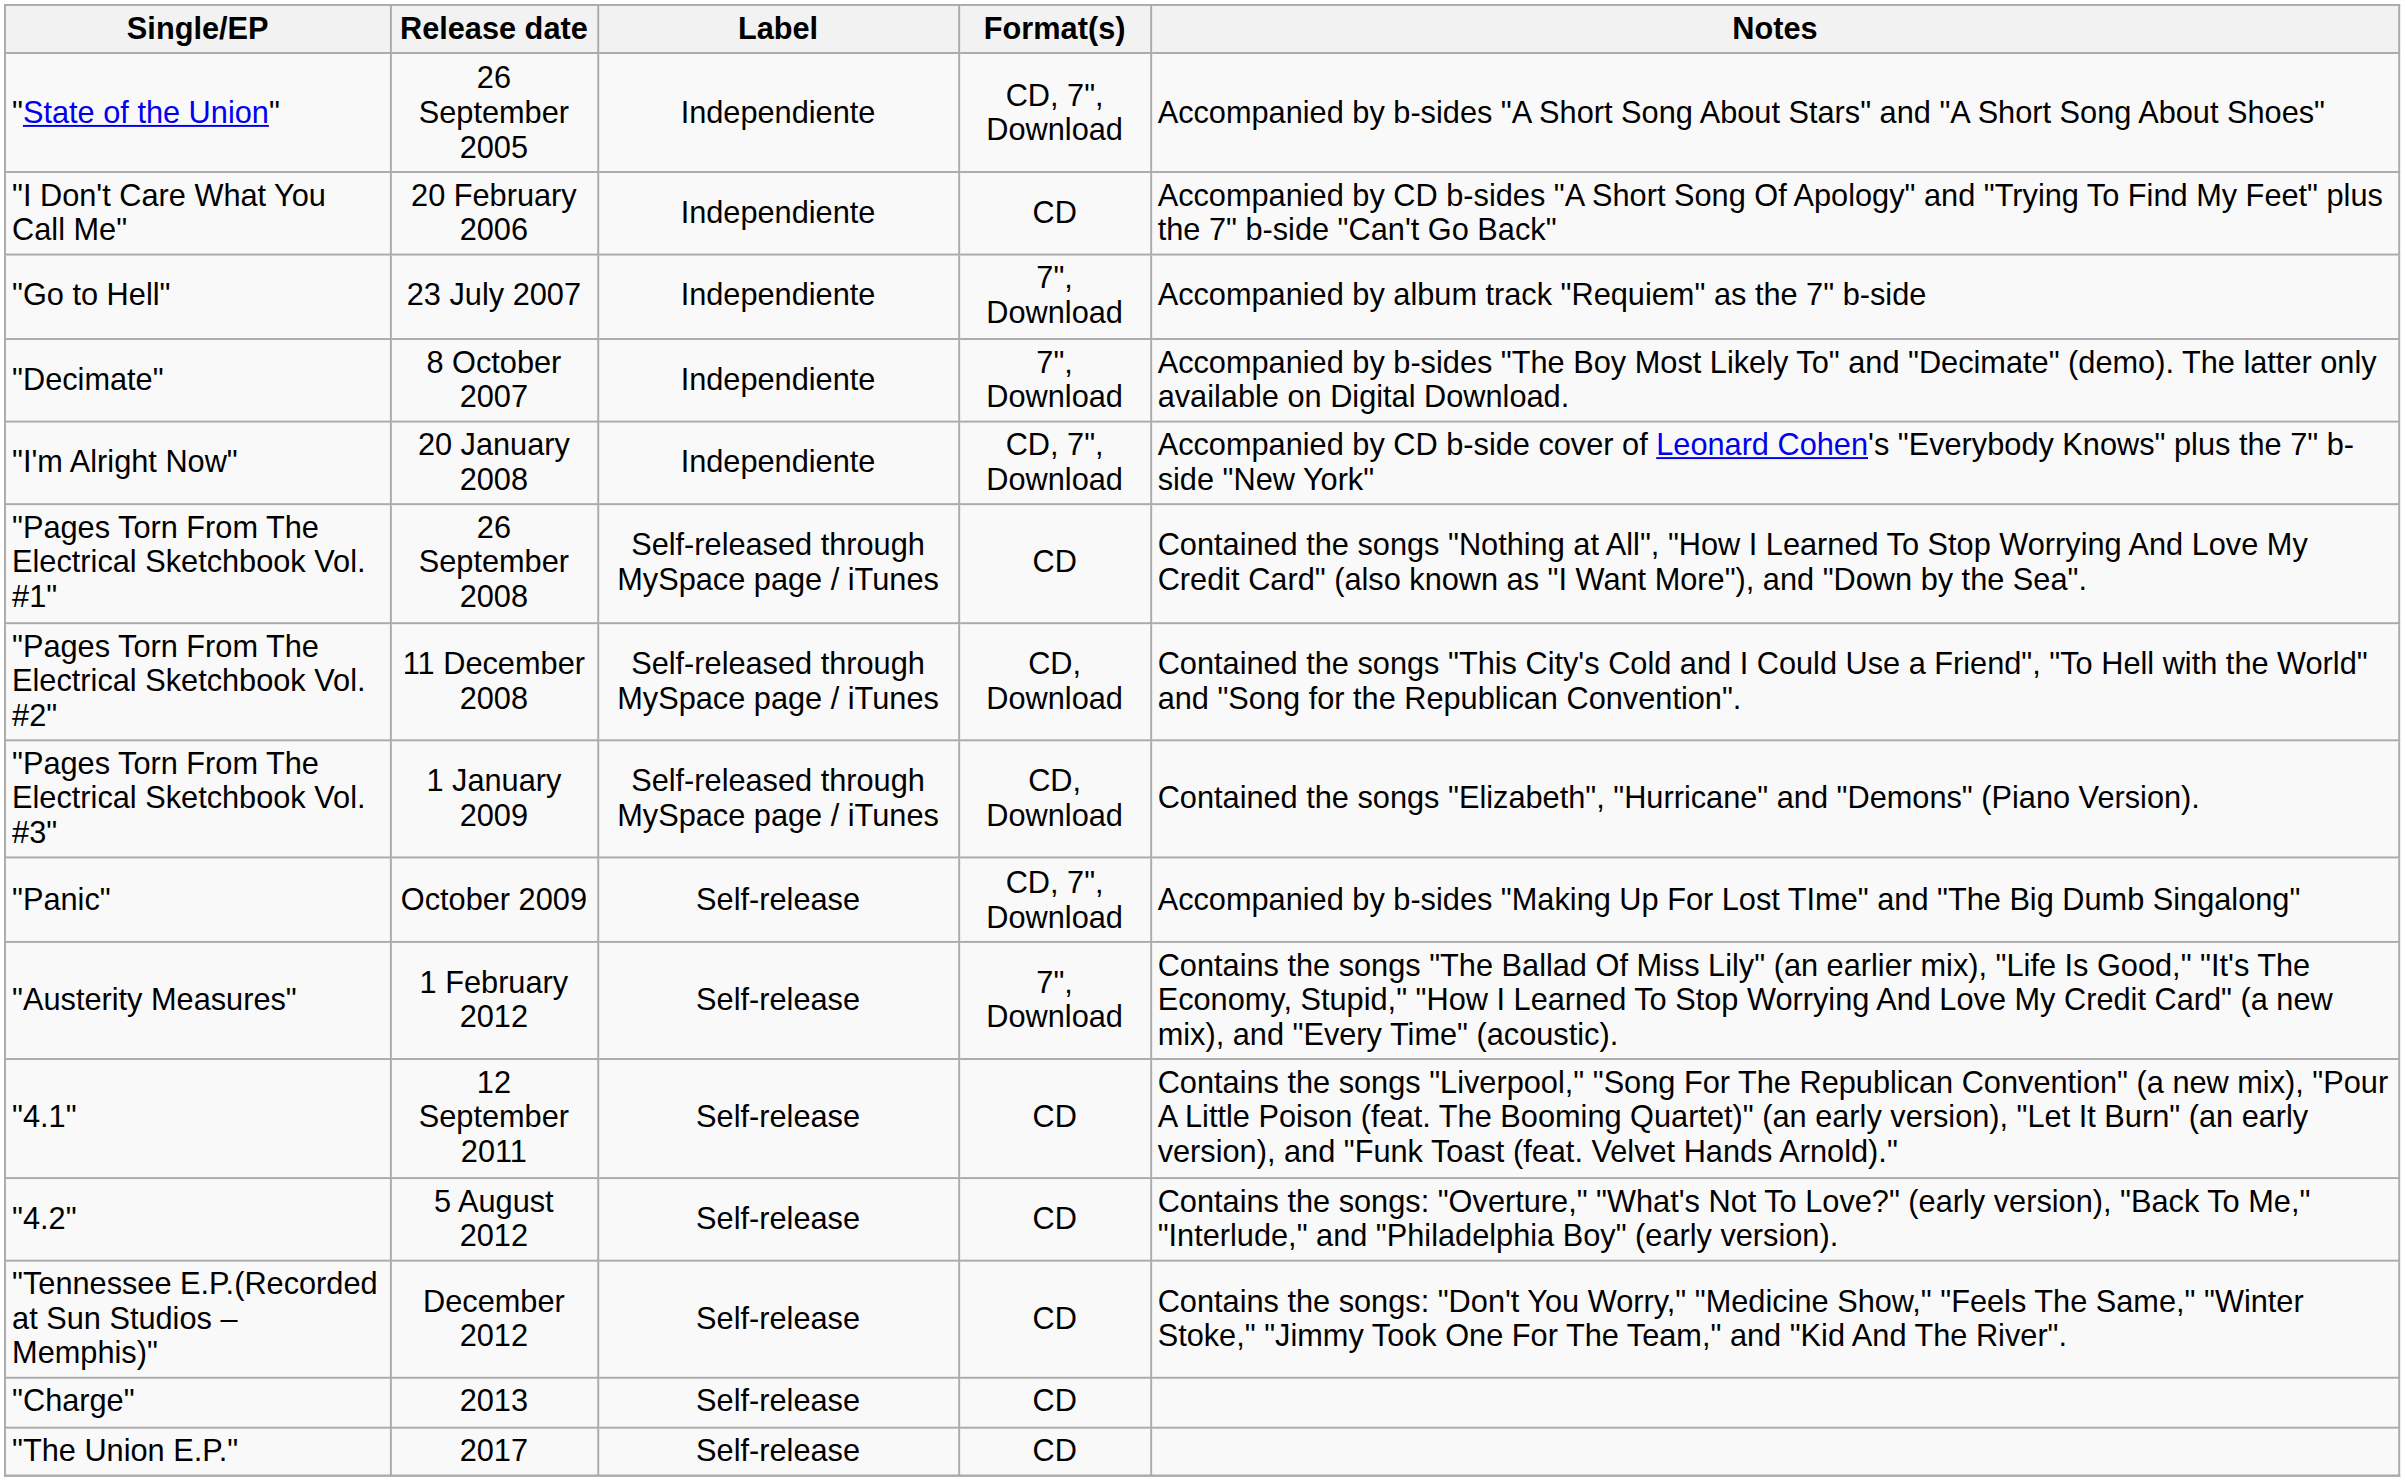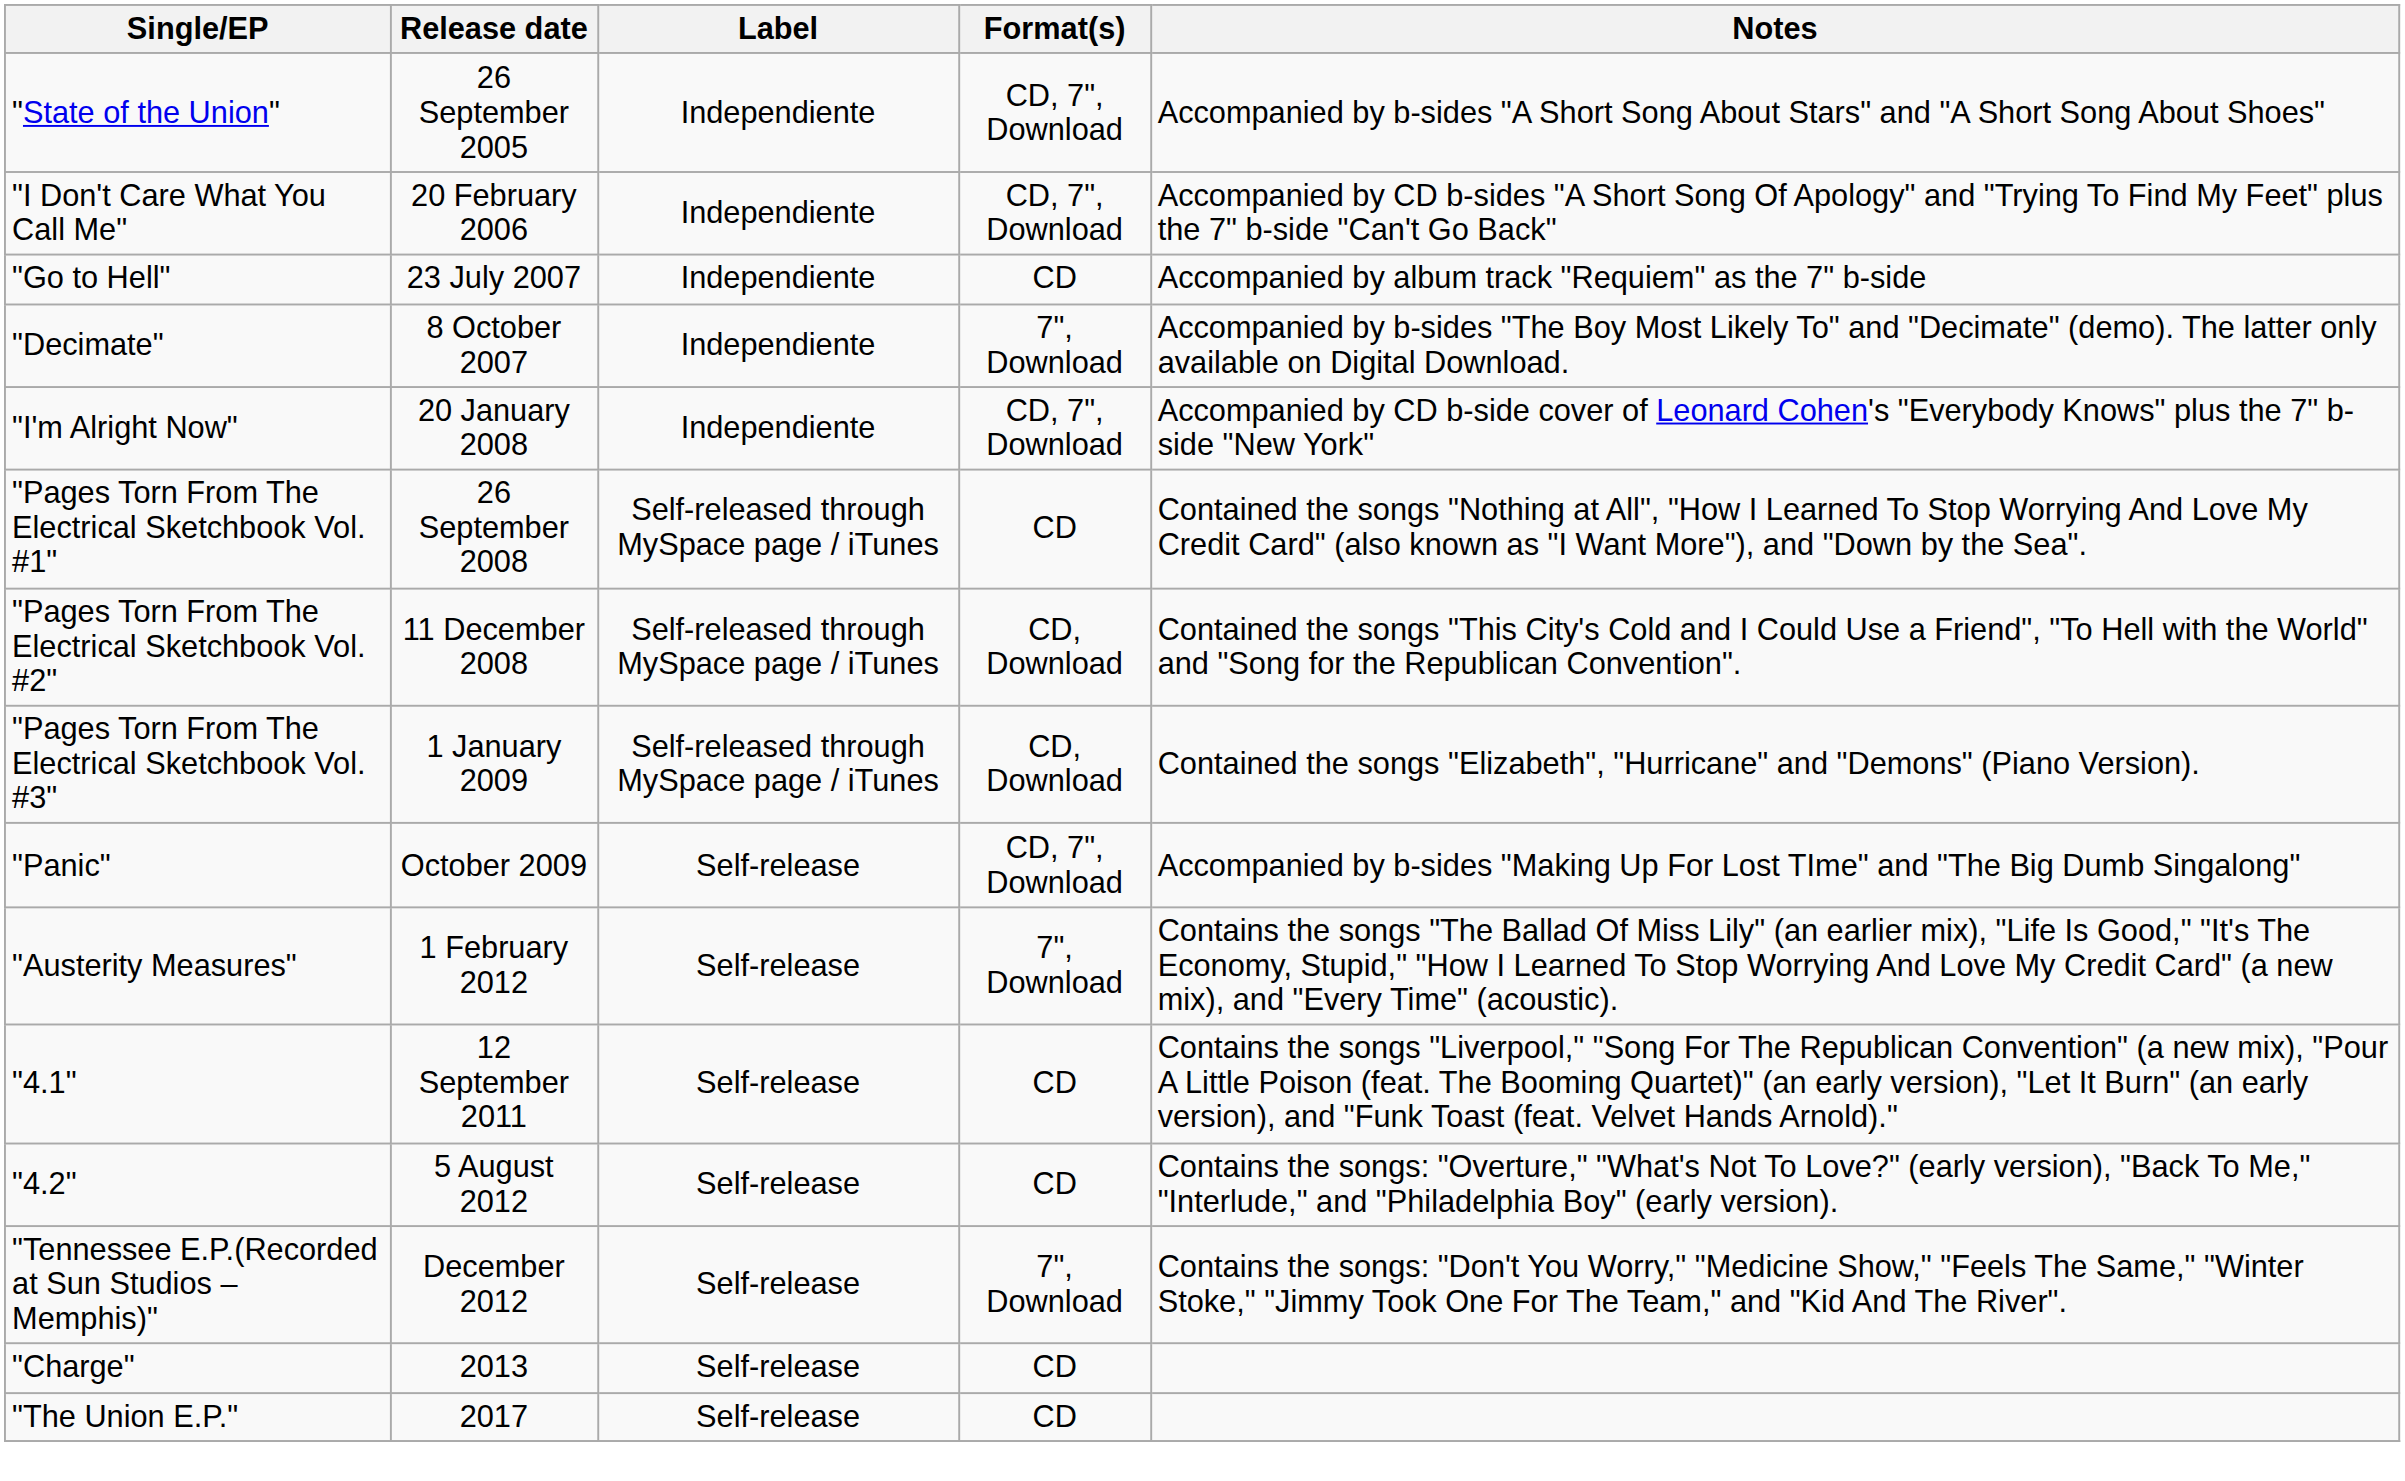(1055, 212) CD -> (1055, 212) CD, 7", Download
(1055, 295) 7", Download -> (1055, 278) CD
(1055, 1318) CD -> (1055, 1284) 7", Download
